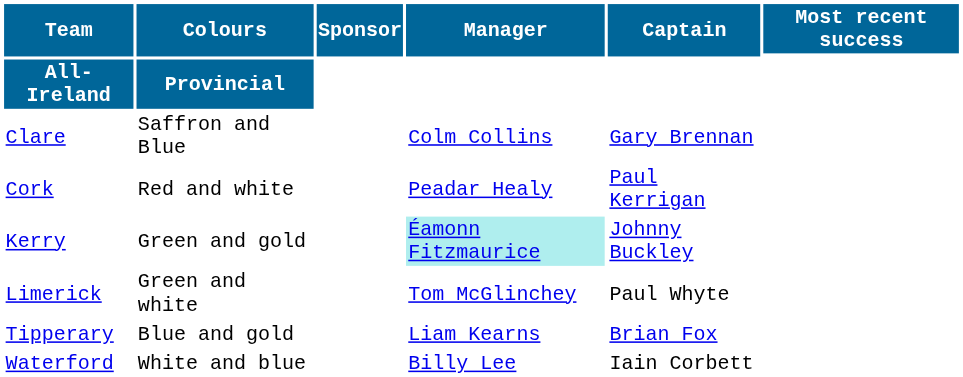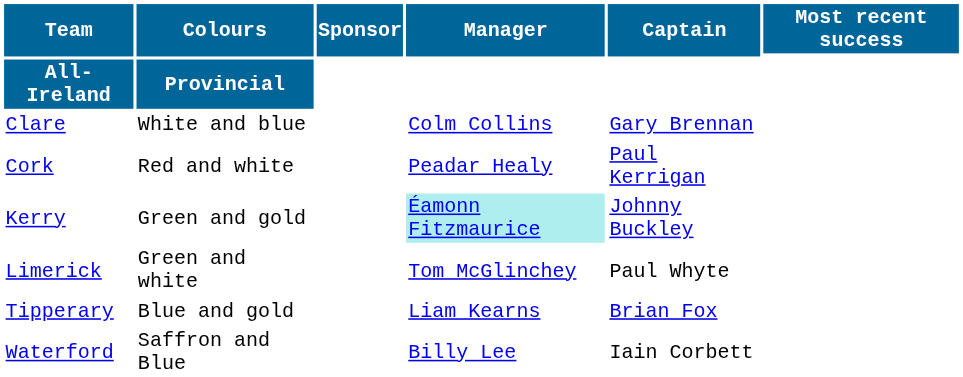(204, 137) Saffron and Blue -> (222, 125) White and blue
(222, 364) White and blue -> (204, 352) Saffron and Blue
